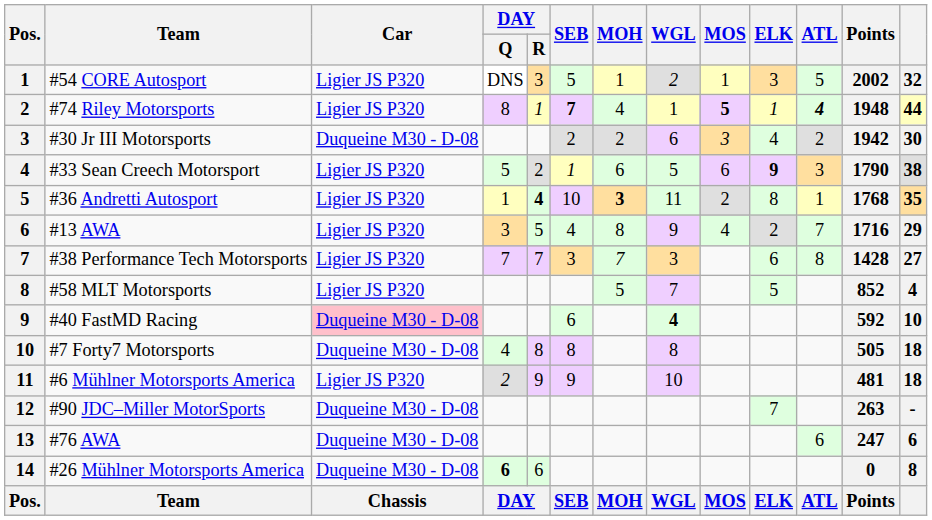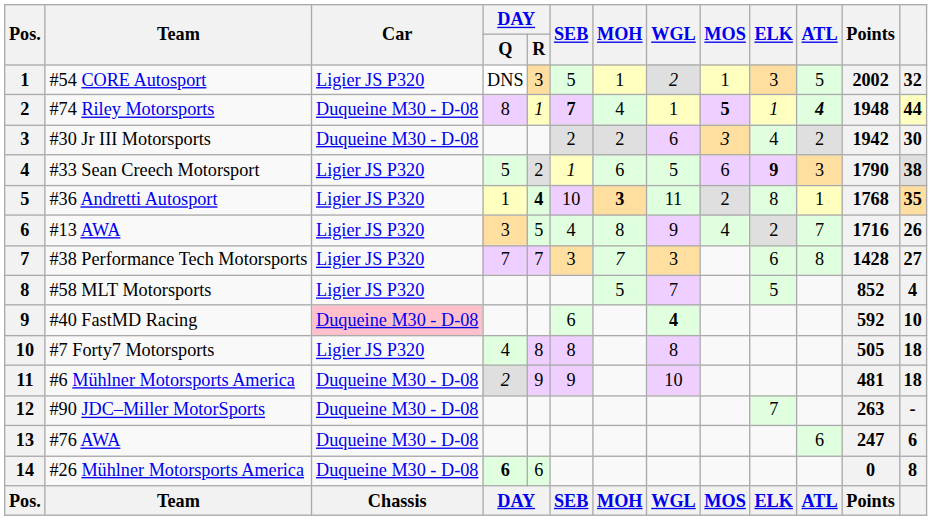(370, 109) Ligier JS P320 -> (397, 109) Duqueine M30 - D-08
(913, 229) 29 -> (913, 229) 26
(397, 349) Duqueine M30 - D-08 -> (370, 349) Ligier JS P320
(370, 379) Ligier JS P320 -> (397, 379) Duqueine M30 - D-08
